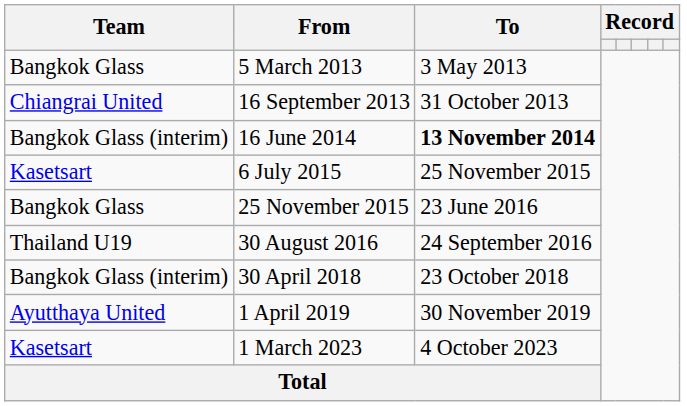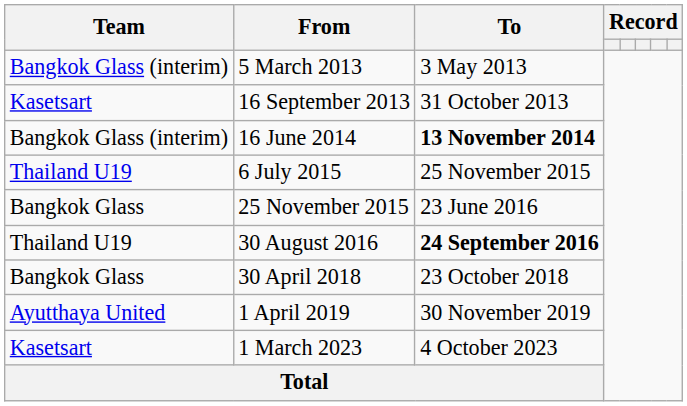(77, 67) Bangkok Glass -> (119, 67) Bangkok Glass (interim)
(86, 102) Chiangrai United -> (51, 102) Kasetsart
(51, 172) Kasetsart -> (71, 172) Thailand U19
(506, 242) normal -> (509, 242) bold
(119, 277) Bangkok Glass (interim) -> (77, 277) Bangkok Glass
